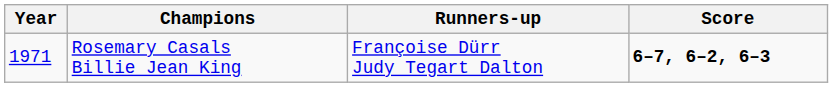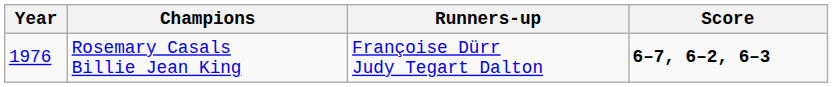(30, 58) 1971 -> (30, 58) 1976
